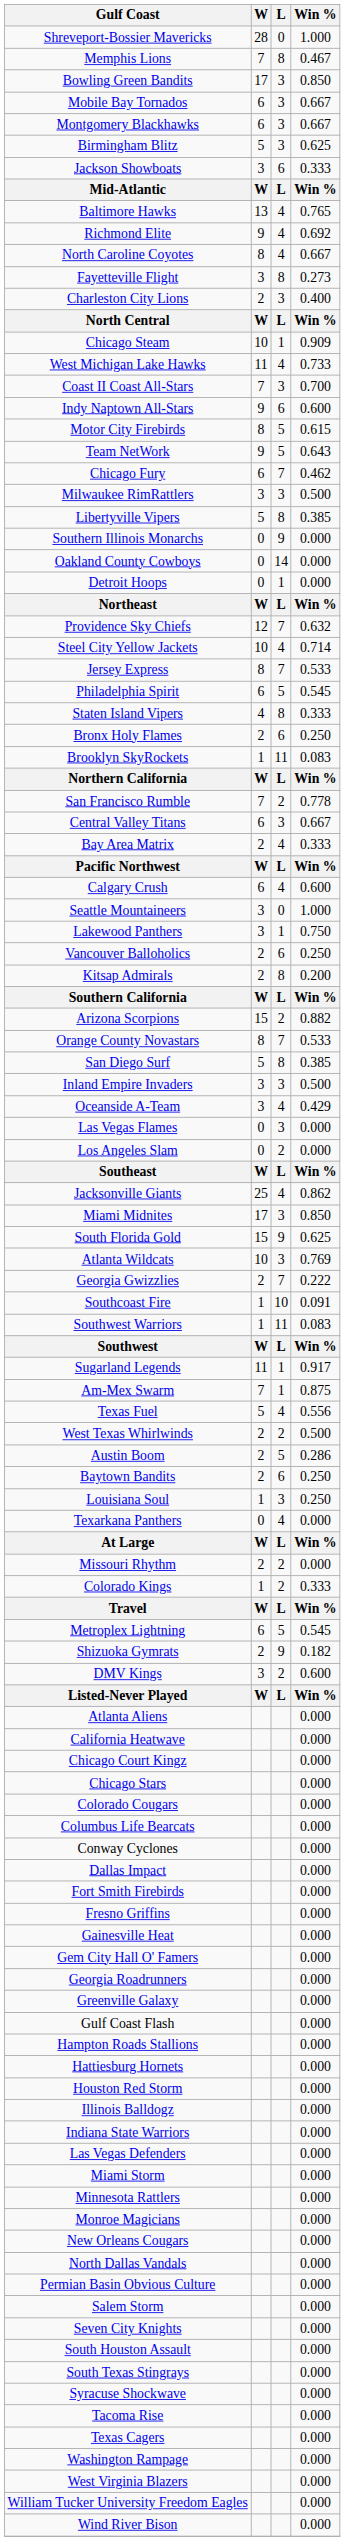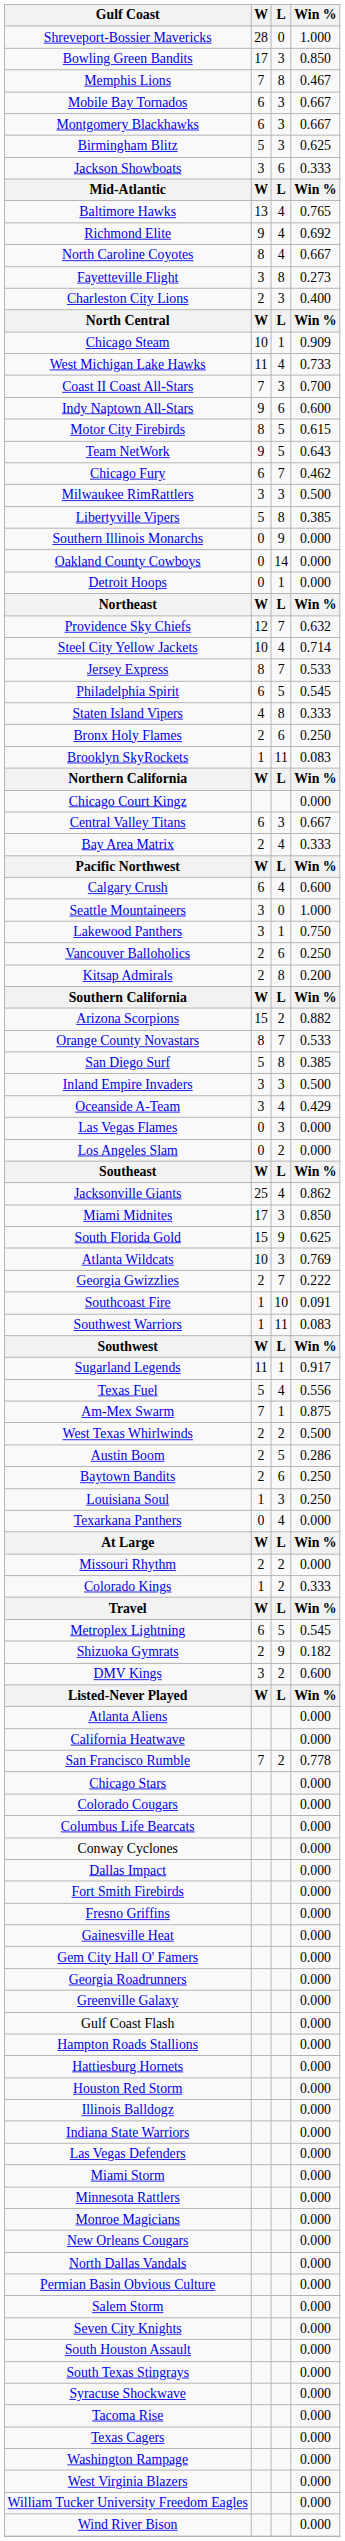rows swapped: (128, 80) <-> (128, 59)
rows swapped: (128, 801) <-> (128, 1761)
rows swapped: (128, 1390) <-> (128, 1412)
